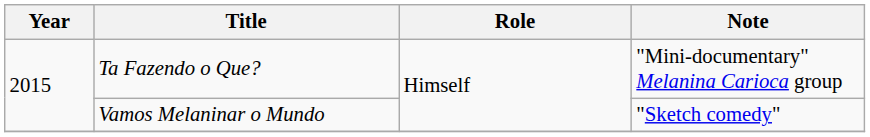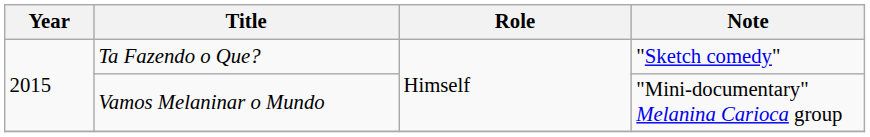(739, 68) "Mini-documentary" Melanina Carioca group -> (708, 56) "Sketch comedy"
(708, 114) "Sketch comedy" -> (739, 102) "Mini-documentary" Melanina Carioca group
